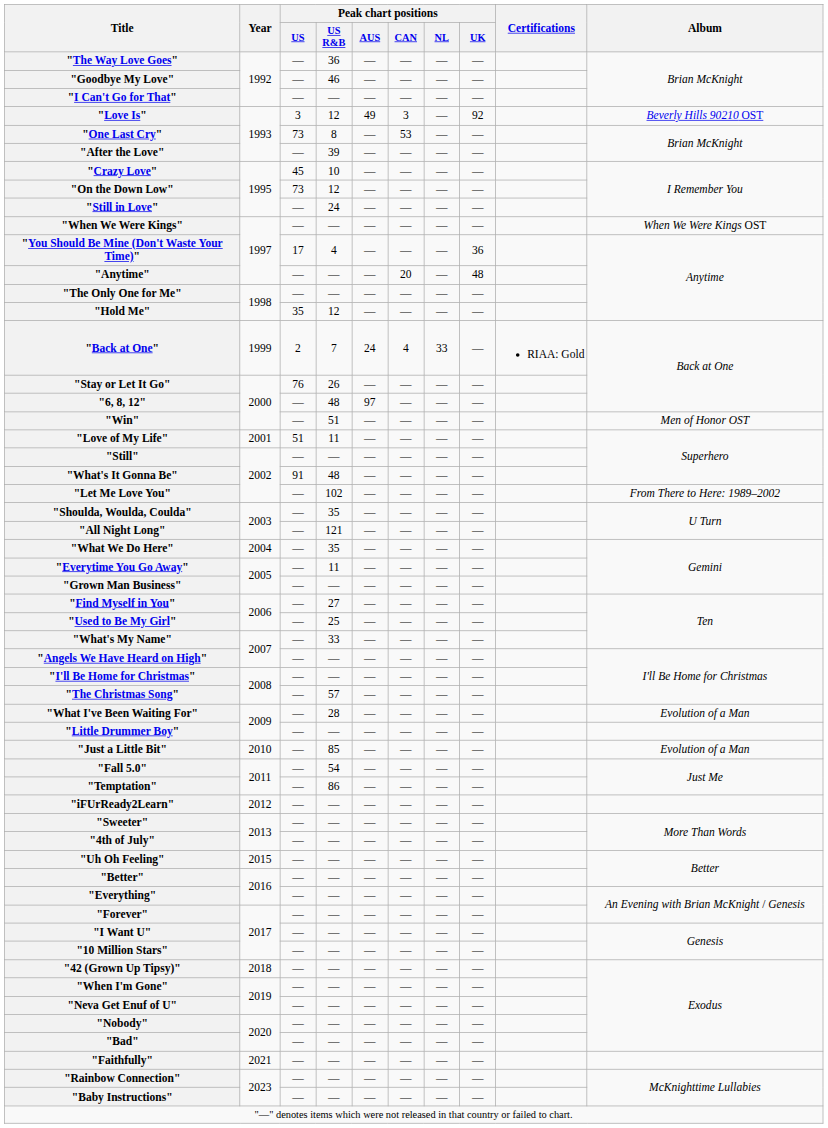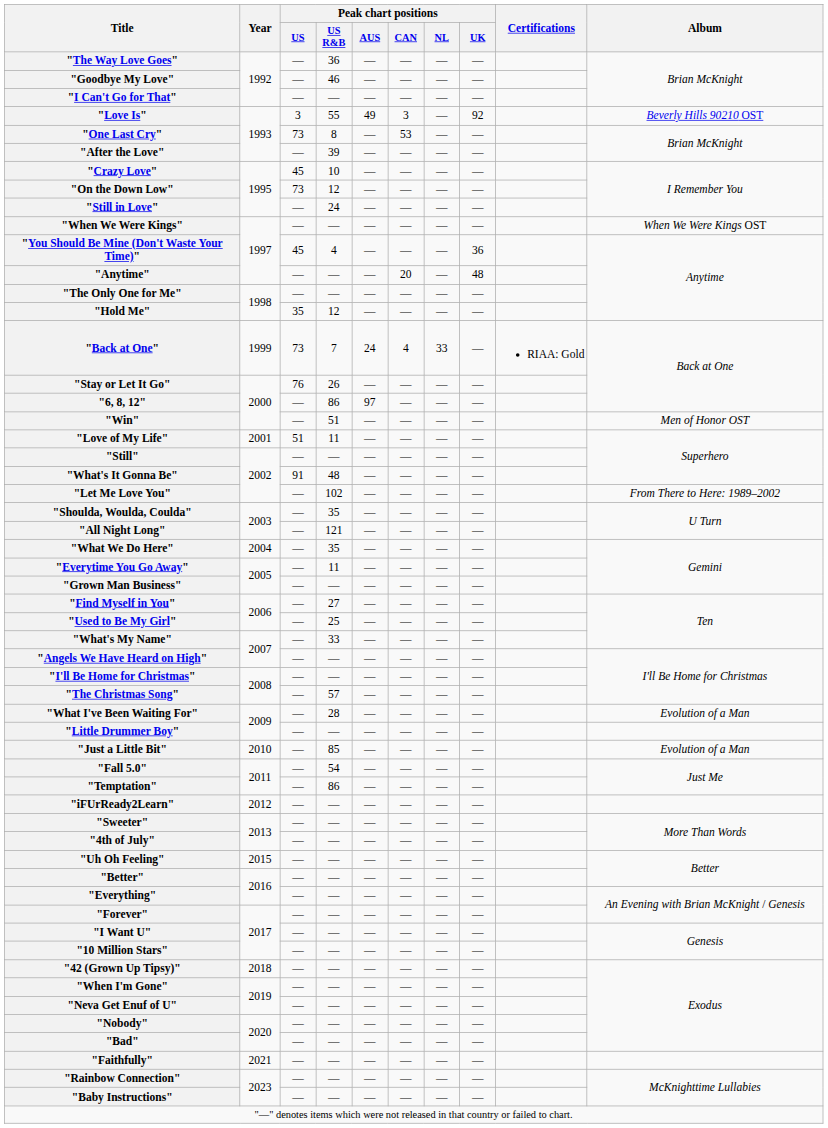(334, 116) 12 -> (334, 116) 55
(298, 250) 17 -> (298, 250) 45
(298, 347) 2 -> (298, 347) 73
(334, 402) 48 -> (334, 402) 86
